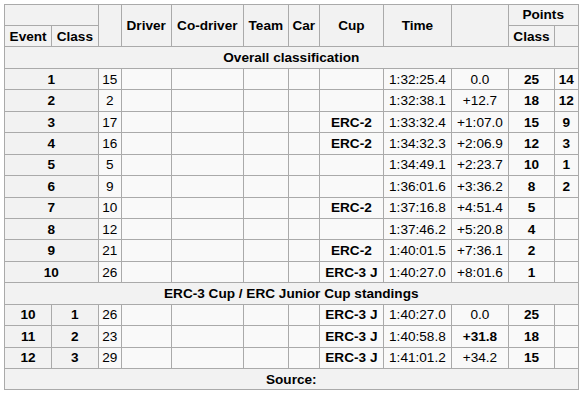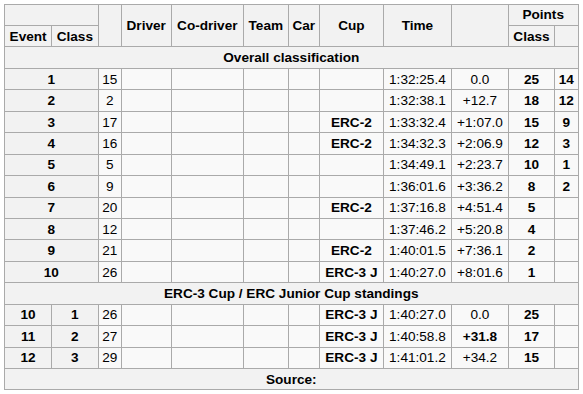(110, 208) 10 -> (110, 208) 20
(110, 336) 23 -> (110, 336) 27
(531, 336) 18 -> (531, 336) 17
